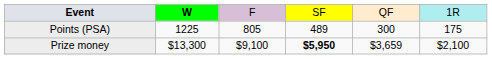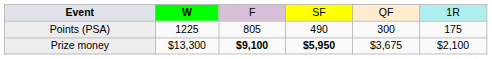(319, 30) 489 -> (319, 30) 490
(252, 46) normal -> (252, 46) bold
(386, 46) $3,659 -> (386, 46) $3,675
